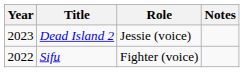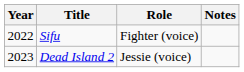rows swapped: (50, 56) <-> (77, 35)
